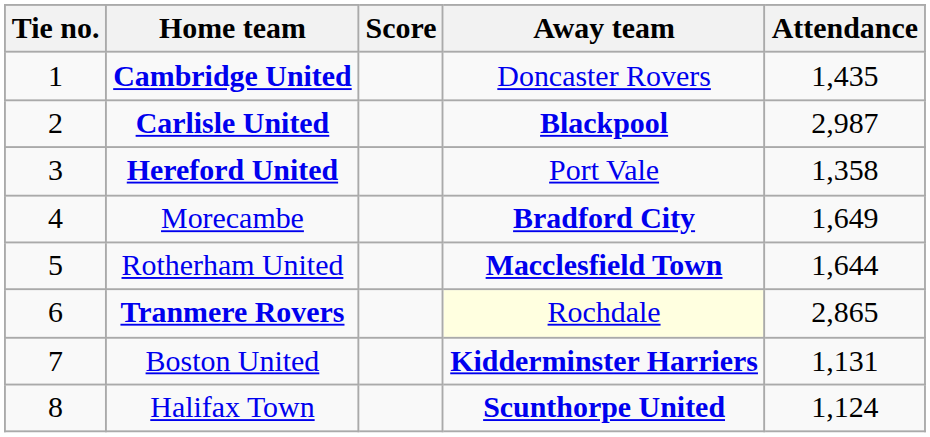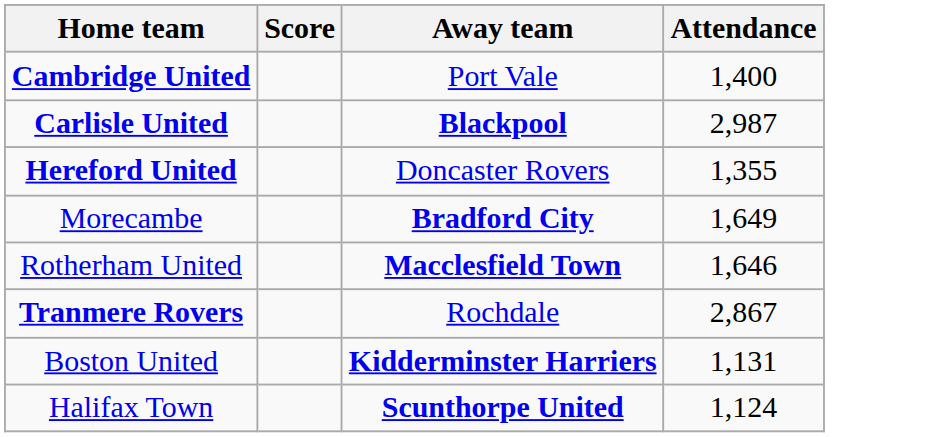- column: (56, 28)
(604, 75) Doncaster Rovers -> (503, 75) Port Vale
(845, 75) 1,435 -> (744, 75) 1,400
(604, 170) Port Vale -> (503, 170) Doncaster Rovers
(845, 170) 1,358 -> (744, 170) 1,355
(845, 265) 1,644 -> (744, 265) 1,646
(604, 312) lightyellow background -> (503, 312) no background
(845, 312) 2,865 -> (744, 312) 2,867
